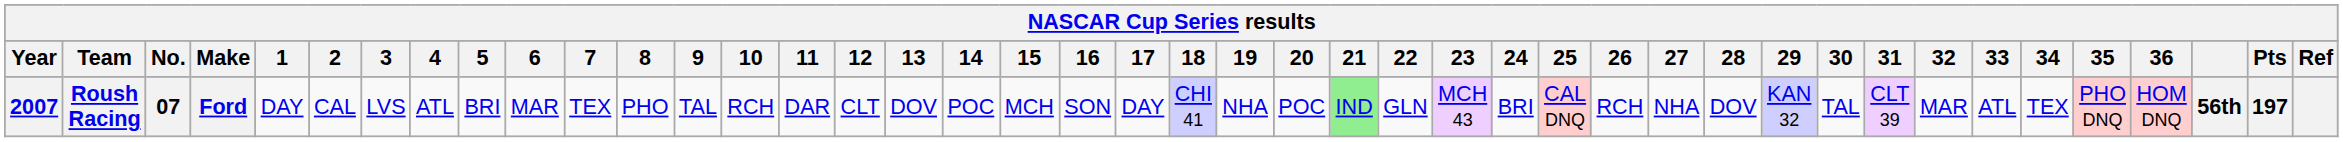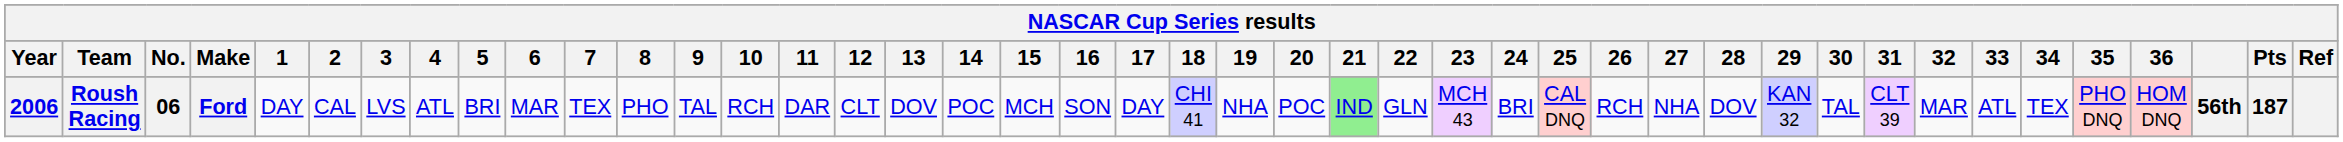(34, 107) 2007 -> (34, 107) 2006
(168, 107) 07 -> (168, 107) 06
(2270, 107) 197 -> (2270, 107) 187
